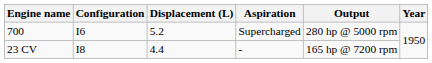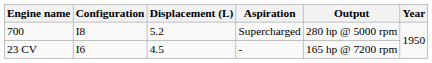(80, 31) I6 -> (80, 31) I8
(80, 49) I8 -> (80, 49) I6
(157, 49) 4.4 -> (157, 49) 4.5
